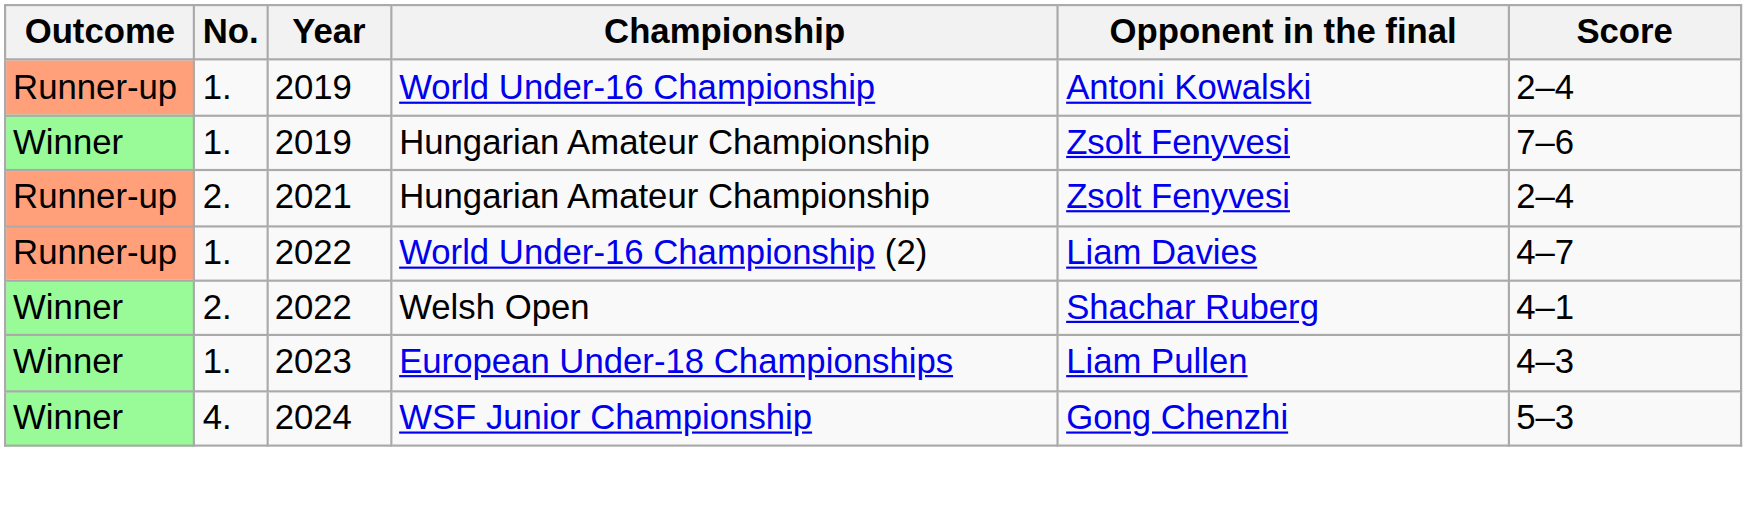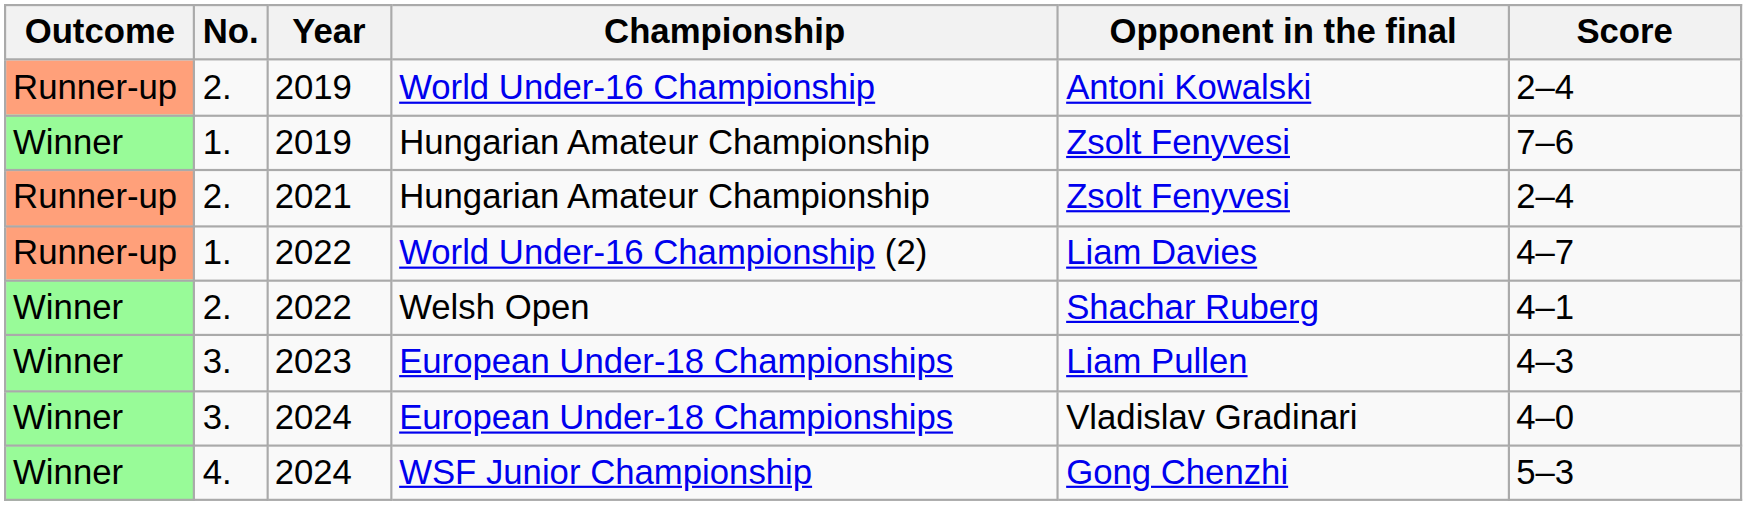(217, 87) 1. -> (217, 87) 2.
(217, 362) 1. -> (217, 362) 3.
+ row: (313, 417)
